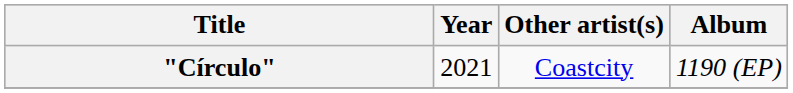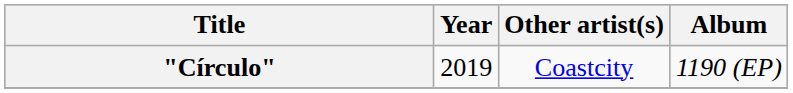(466, 66) 2021 -> (466, 66) 2019
